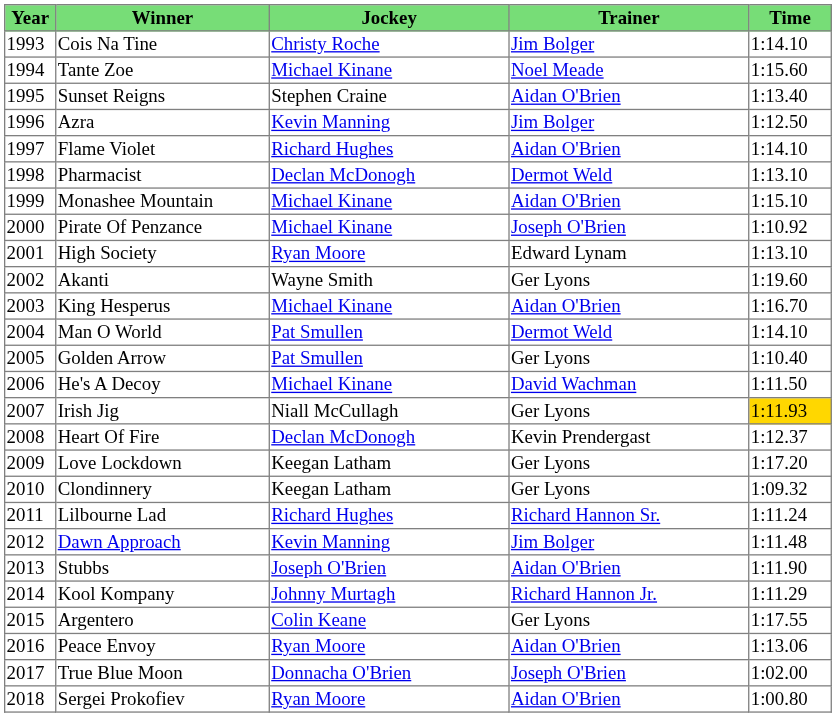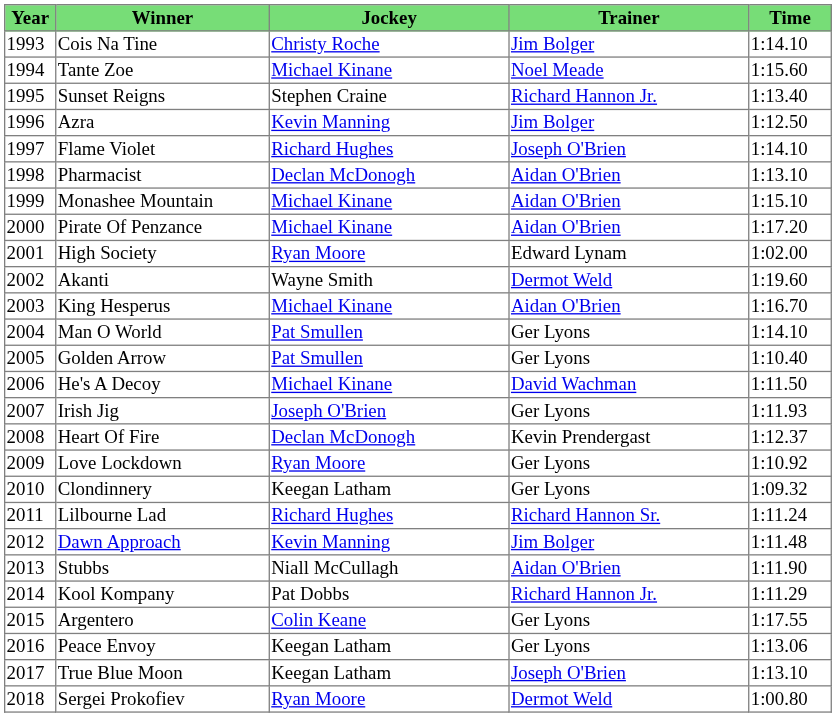(566, 96) Aidan O'Brien -> (584, 96) Richard Hannon Jr.
(566, 148) Aidan O'Brien -> (568, 148) Joseph O'Brien
(562, 174) Dermot Weld -> (566, 174) Aidan O'Brien
(568, 227) Joseph O'Brien -> (566, 227) Aidan O'Brien
(779, 227) 1:10.92 -> (779, 227) 1:17.20
(779, 253) 1:13.10 -> (779, 253) 1:02.00
(551, 279) Ger Lyons -> (562, 279) Dermot Weld
(562, 331) Dermot Weld -> (551, 331) Ger Lyons
(335, 410) Niall McCullagh -> (329, 410) Joseph O'Brien
(779, 410) gold background -> (779, 410) no background
(331, 462) Keegan Latham -> (318, 462) Ryan Moore
(779, 462) 1:17.20 -> (779, 462) 1:10.92
(329, 567) Joseph O'Brien -> (335, 567) Niall McCullagh
(333, 593) Johnny Murtagh -> (310, 593) Pat Dobbs
(318, 646) Ryan Moore -> (331, 646) Keegan Latham
(566, 646) Aidan O'Brien -> (551, 646) Ger Lyons
(341, 672) Donnacha O'Brien -> (331, 672) Keegan Latham
(779, 672) 1:02.00 -> (779, 672) 1:13.10
(566, 698) Aidan O'Brien -> (562, 698) Dermot Weld
